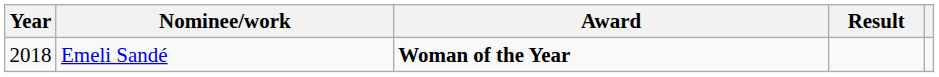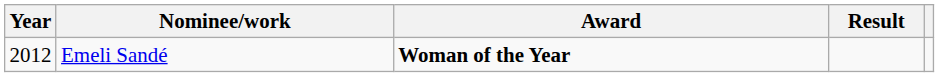(30, 54) 2018 -> (30, 54) 2012
